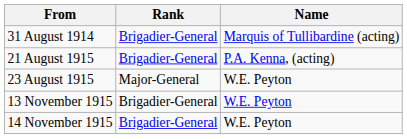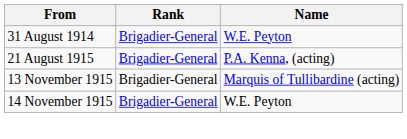(312, 36) Marquis of Tullibardine (acting) -> (258, 36) W.E. Peyton
- row: (51, 79)
(258, 101) W.E. Peyton -> (312, 79) Marquis of Tullibardine (acting)
